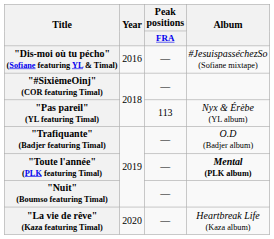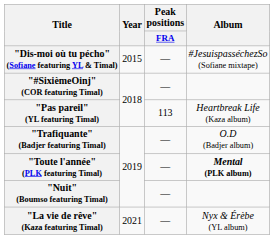(132, 59) 2016 -> (132, 59) 2015
(228, 113) Nyx & Érèbe (YL album) -> (228, 113) Heartbreak Life (Kaza album)
(132, 220) 2020 -> (132, 220) 2021
(228, 220) Heartbreak Life (Kaza album) -> (228, 220) Nyx & Érèbe (YL album)
